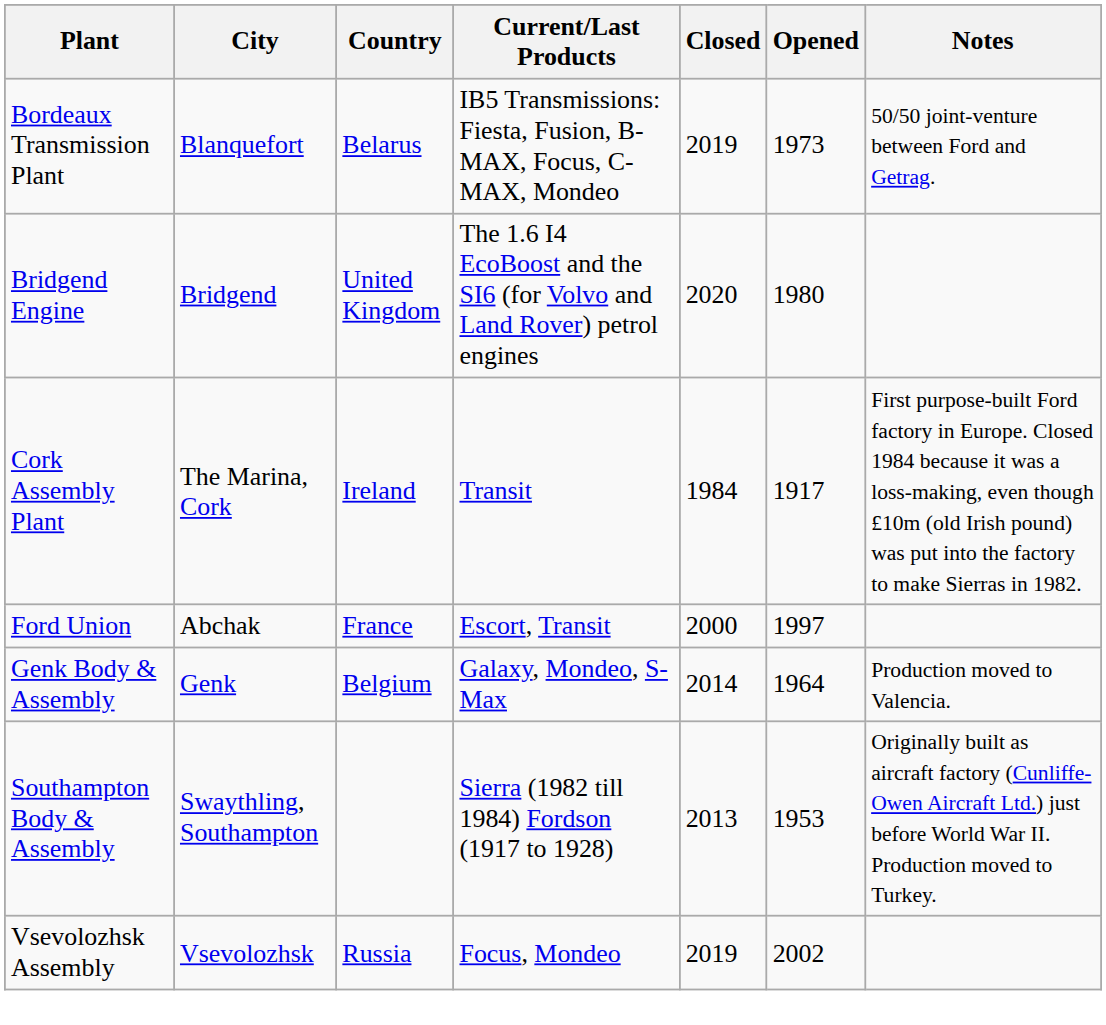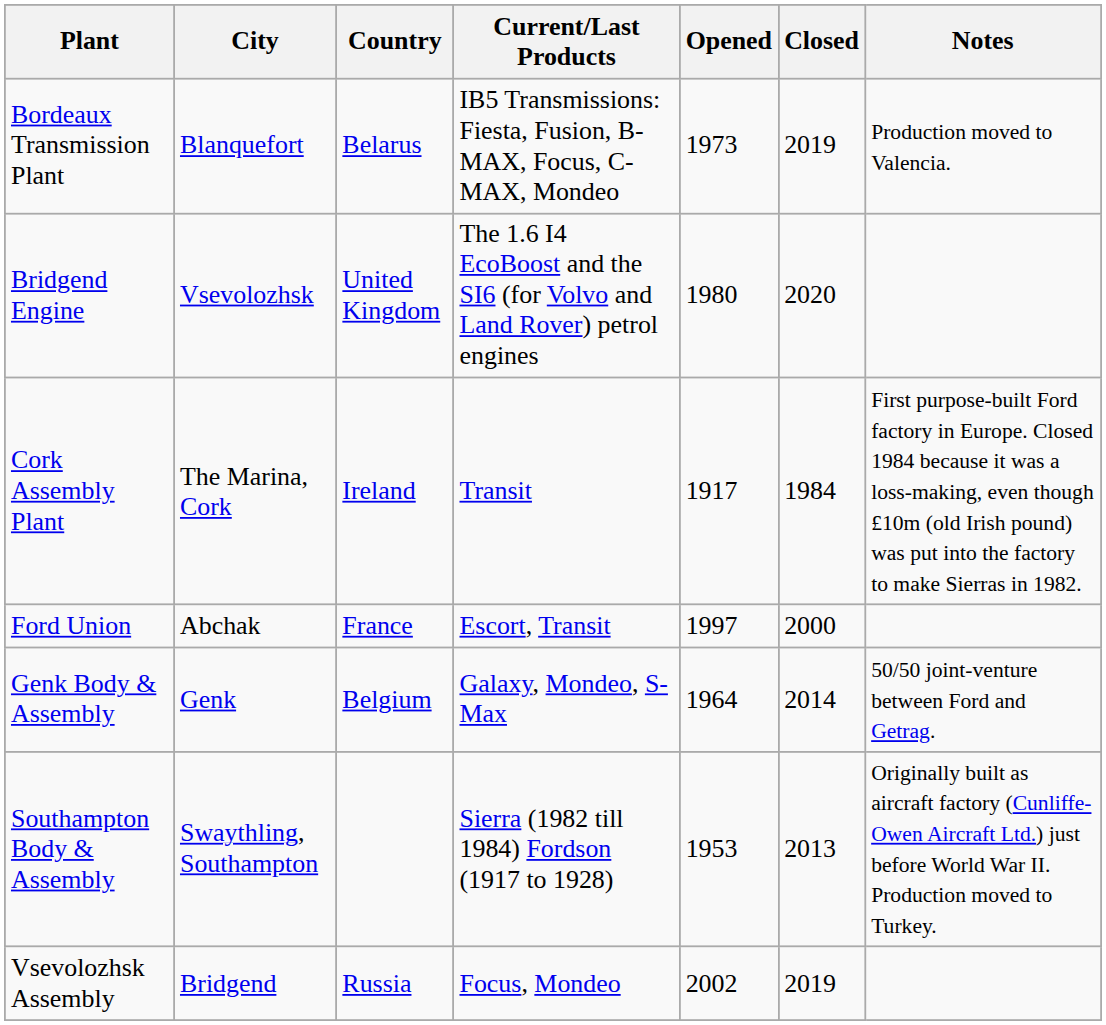columns swapped: (816, 41) <-> (723, 41)
(954, 147) 50/50 joint-venture between Ford and Getrag. -> (962, 147) Production moved to Valencia.
(228, 295) Bridgend -> (247, 295) Vsevolozhsk
(962, 685) Production moved to Valencia. -> (954, 700) 50/50 joint-venture between Ford and Getrag.
(247, 952) Vsevolozhsk -> (228, 983) Bridgend
